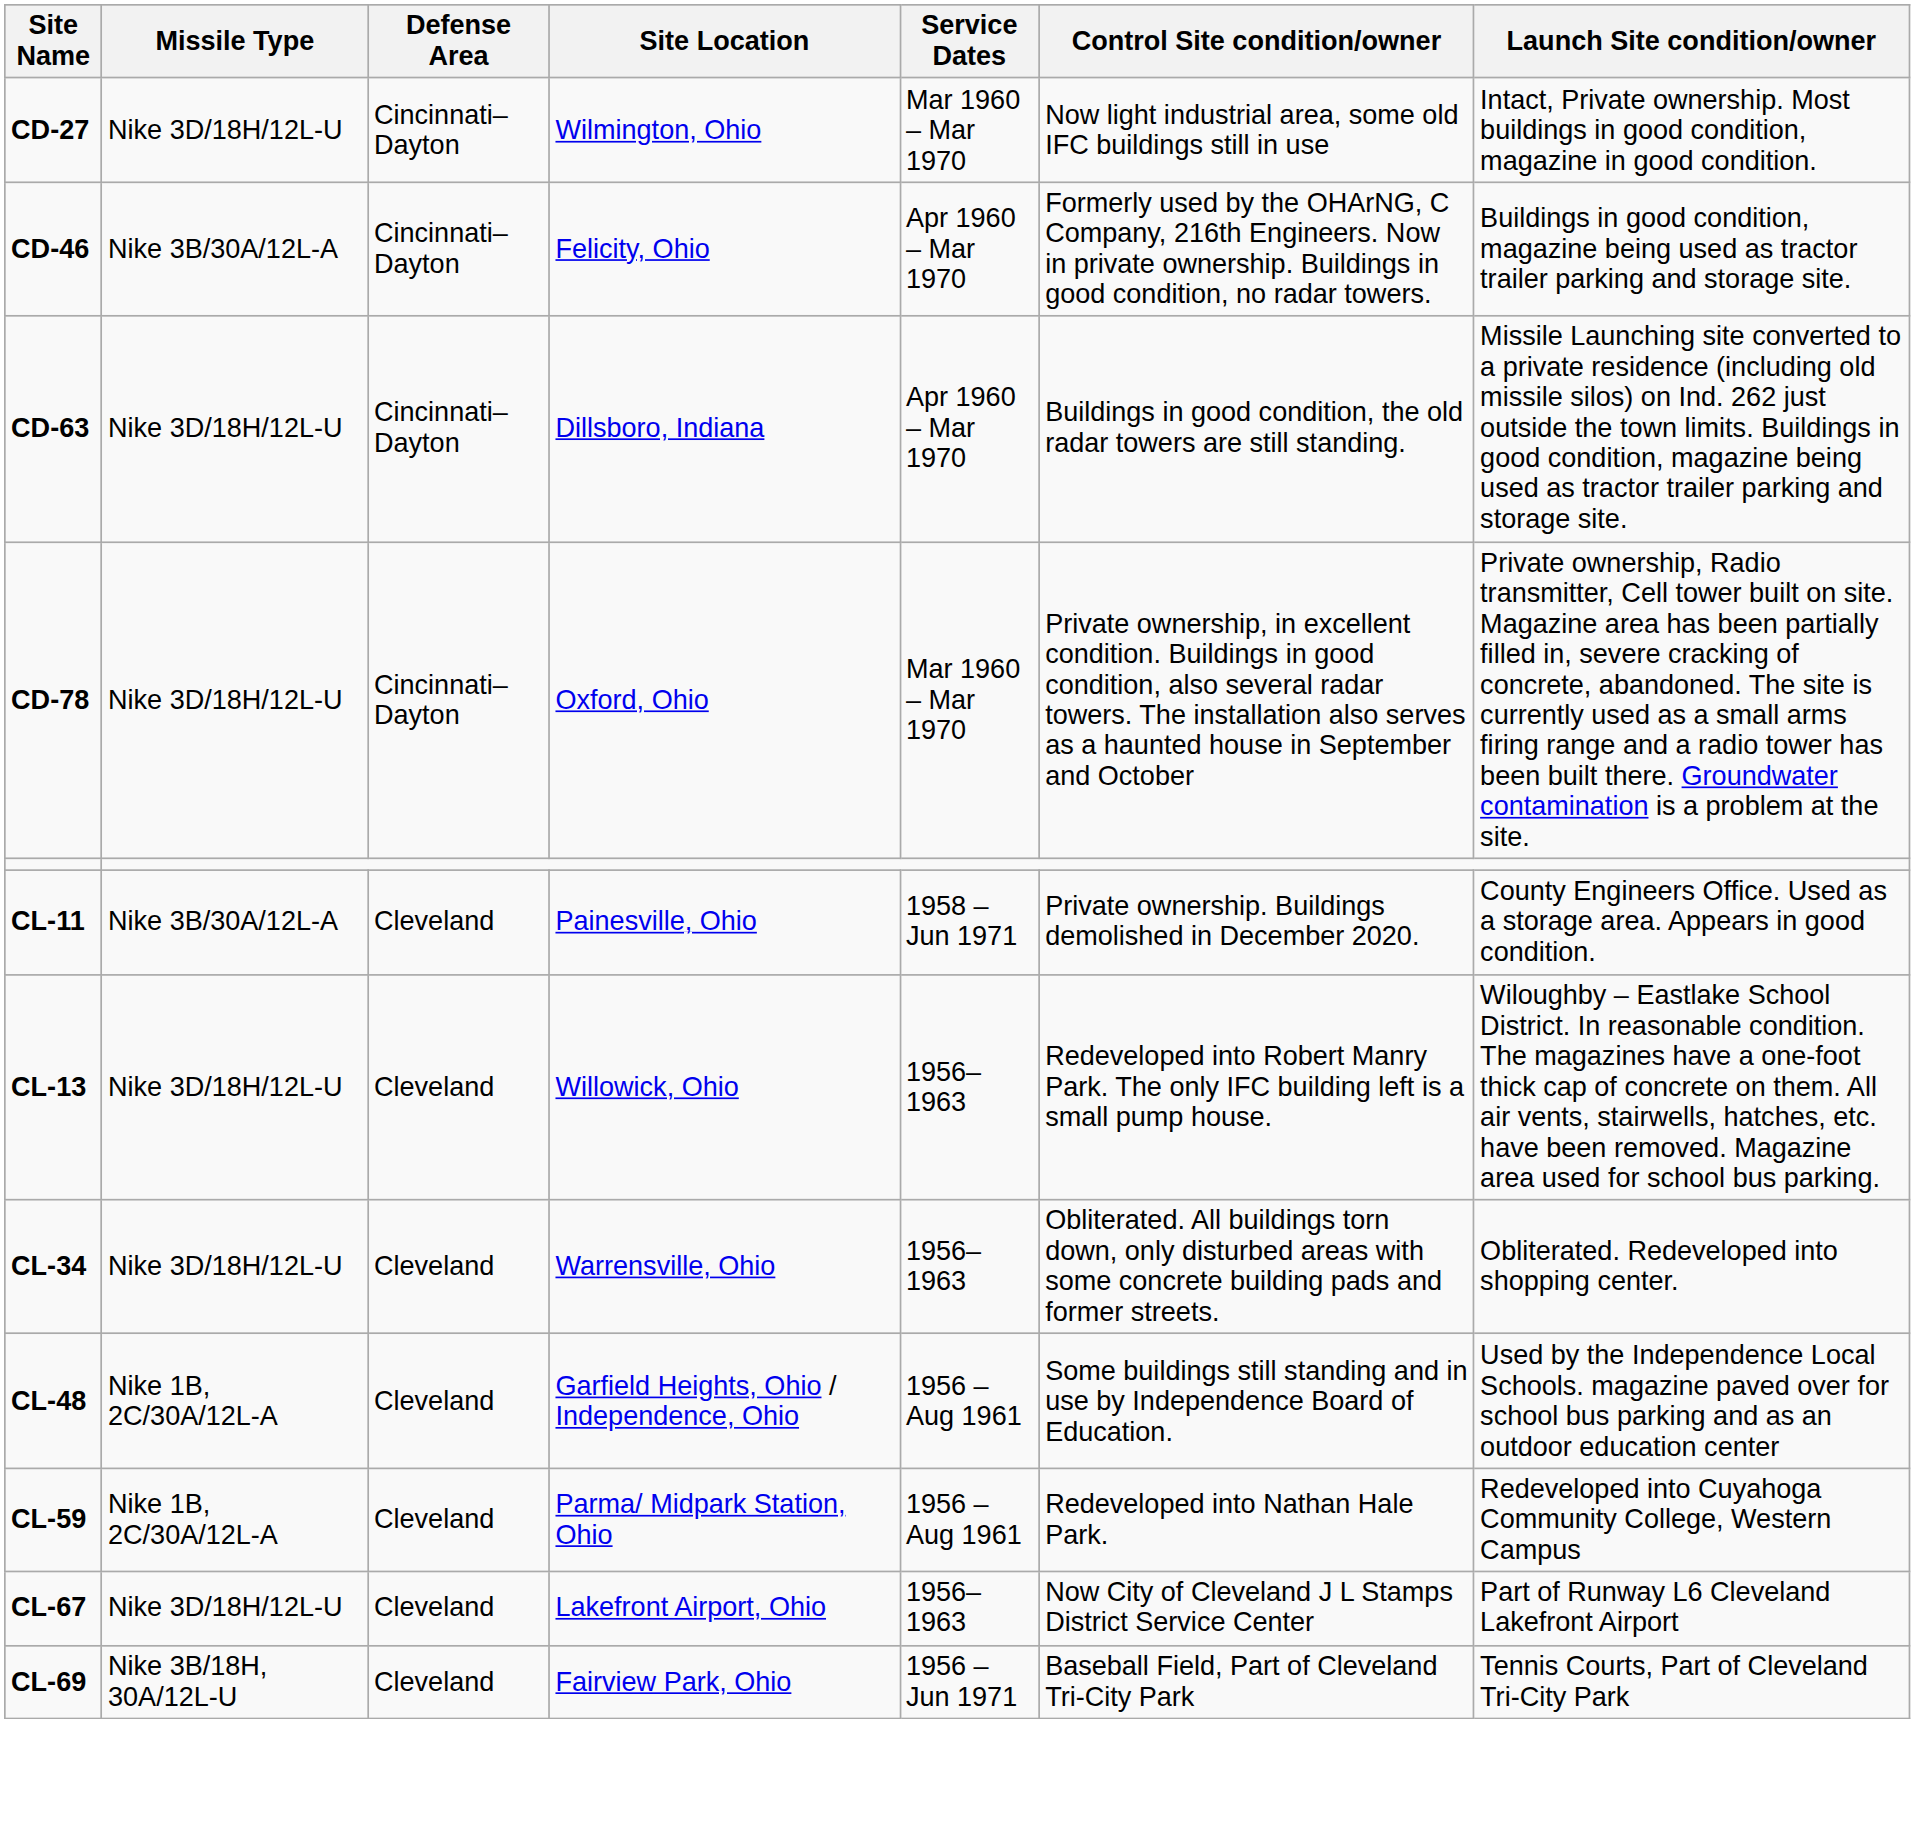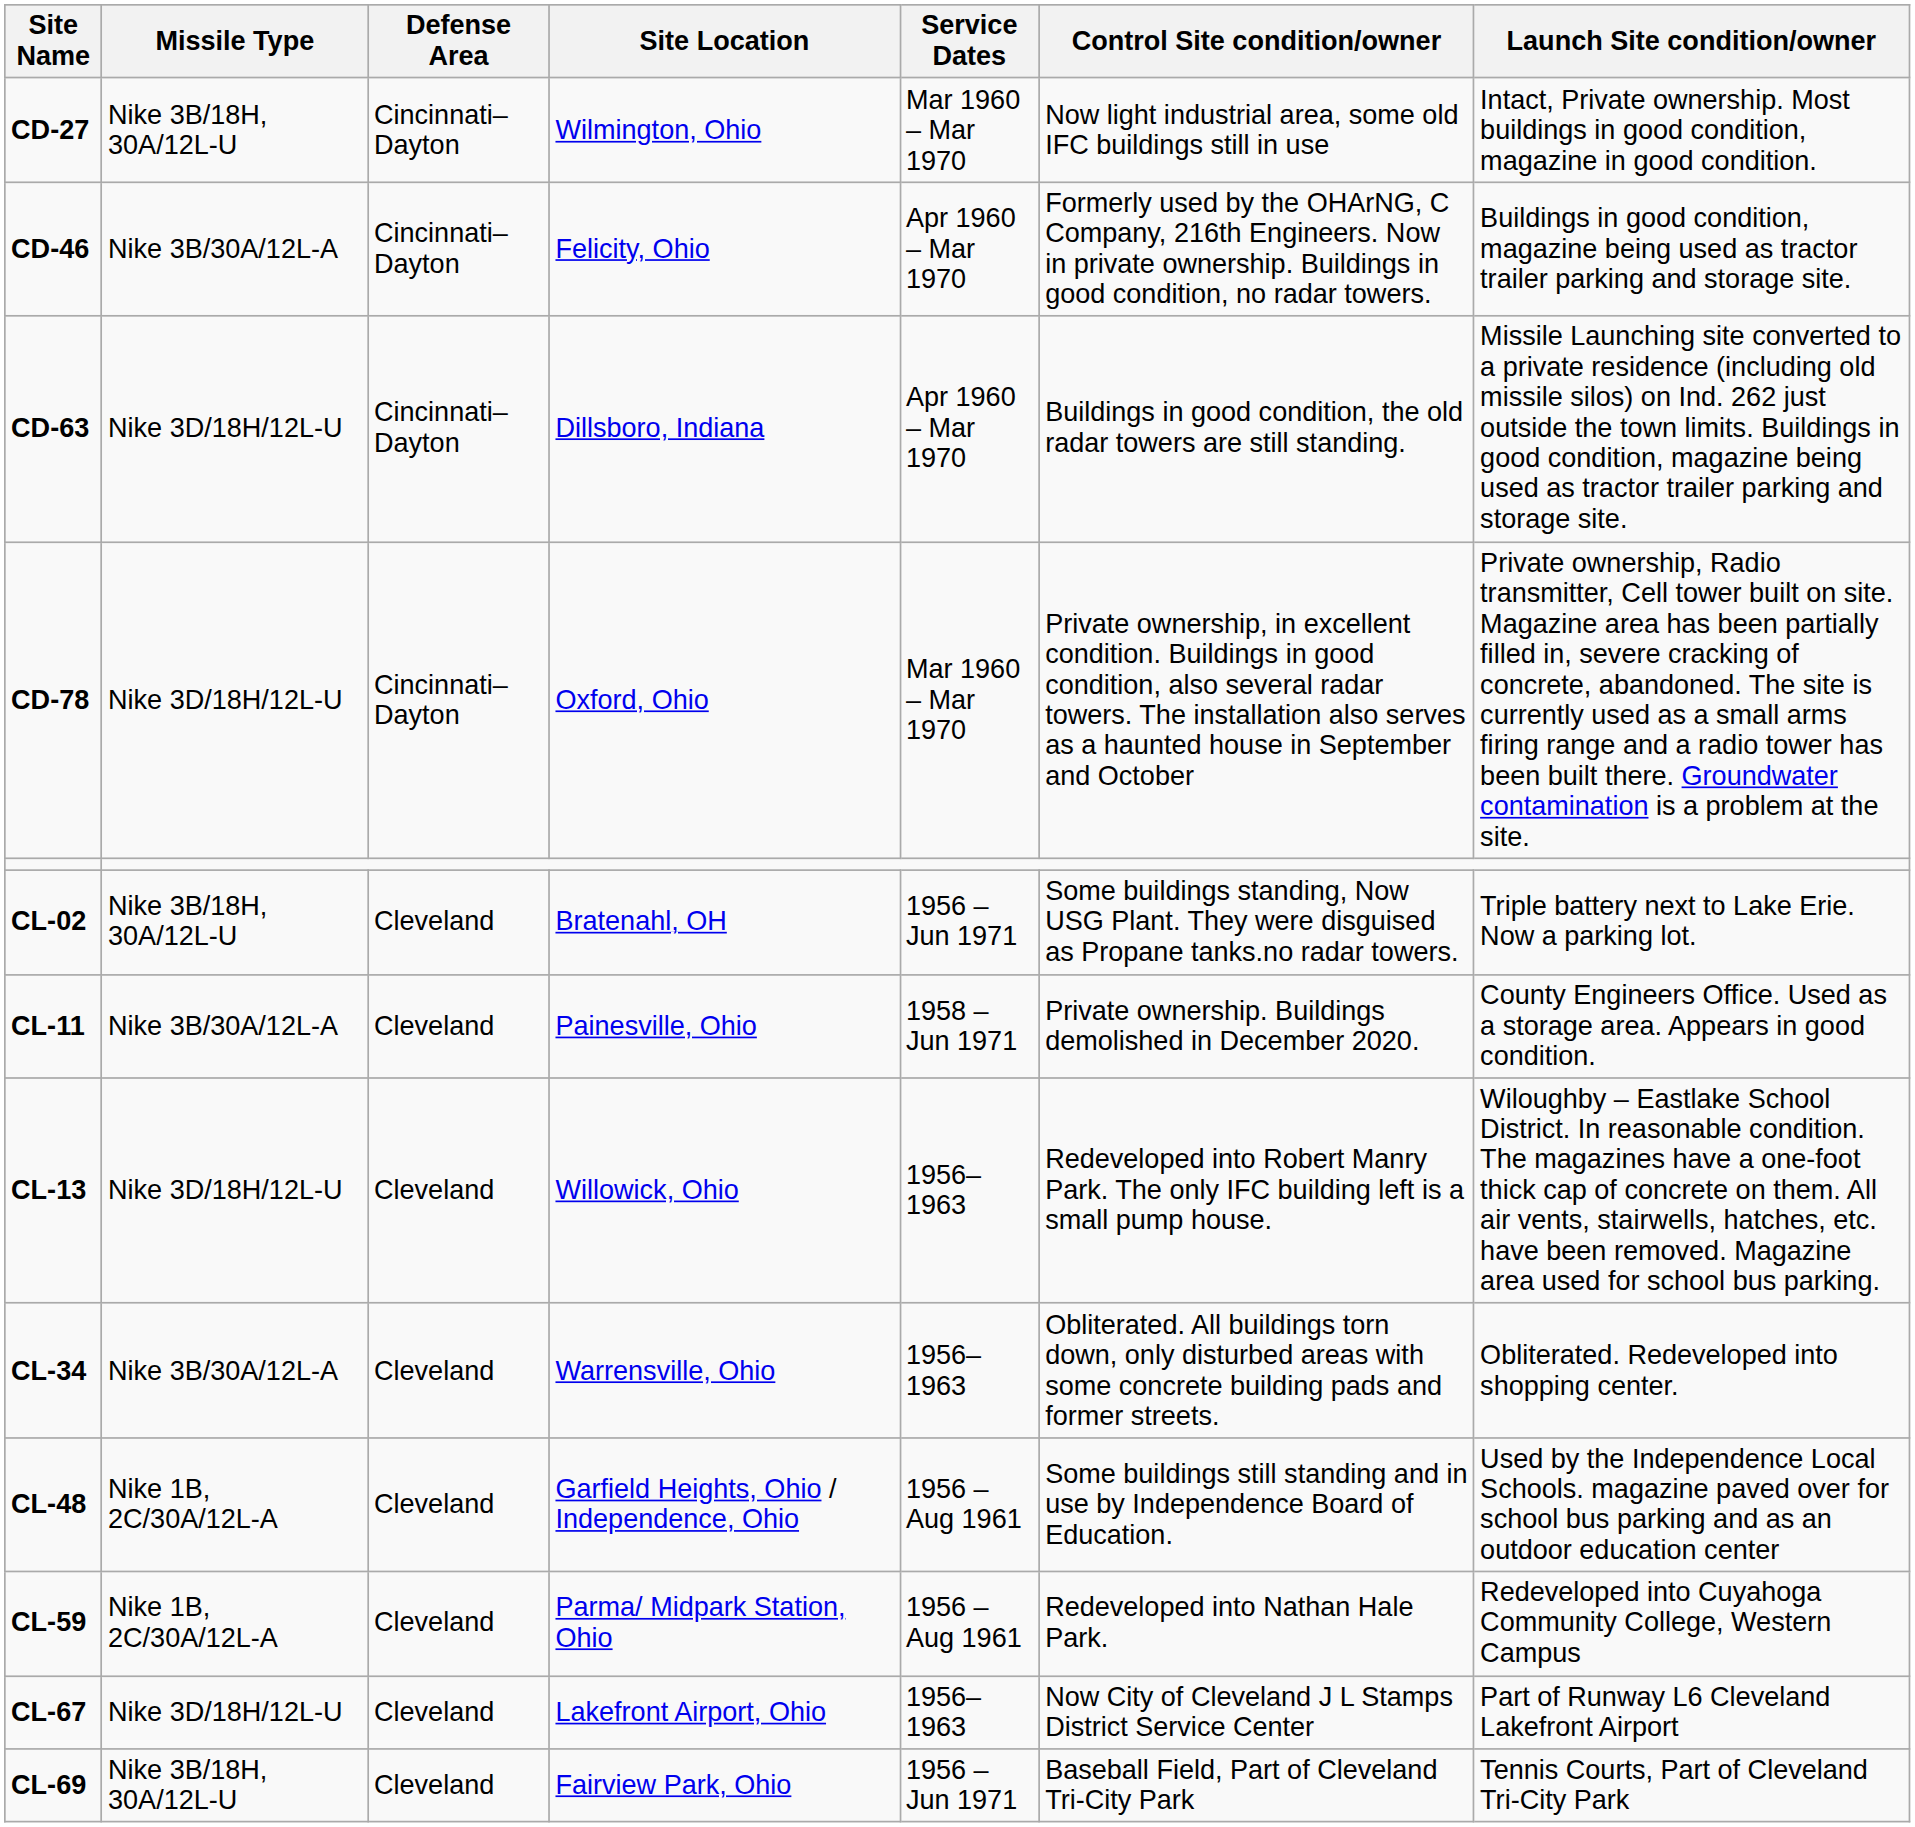(225, 129) Nike 3D/18H/12L-U -> (188, 129) Nike 3B/18H, 30A/12L-U
+ row: (49, 922)
(225, 1266) Nike 3D/18H/12L-U -> (223, 1370) Nike 3B/30A/12L-A
